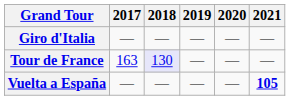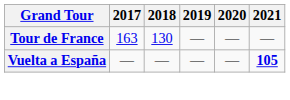- row: (57, 38)
(162, 60) lavender background -> (162, 38) no background
